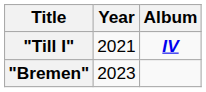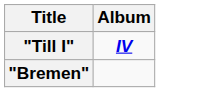- column: (116, 18)
